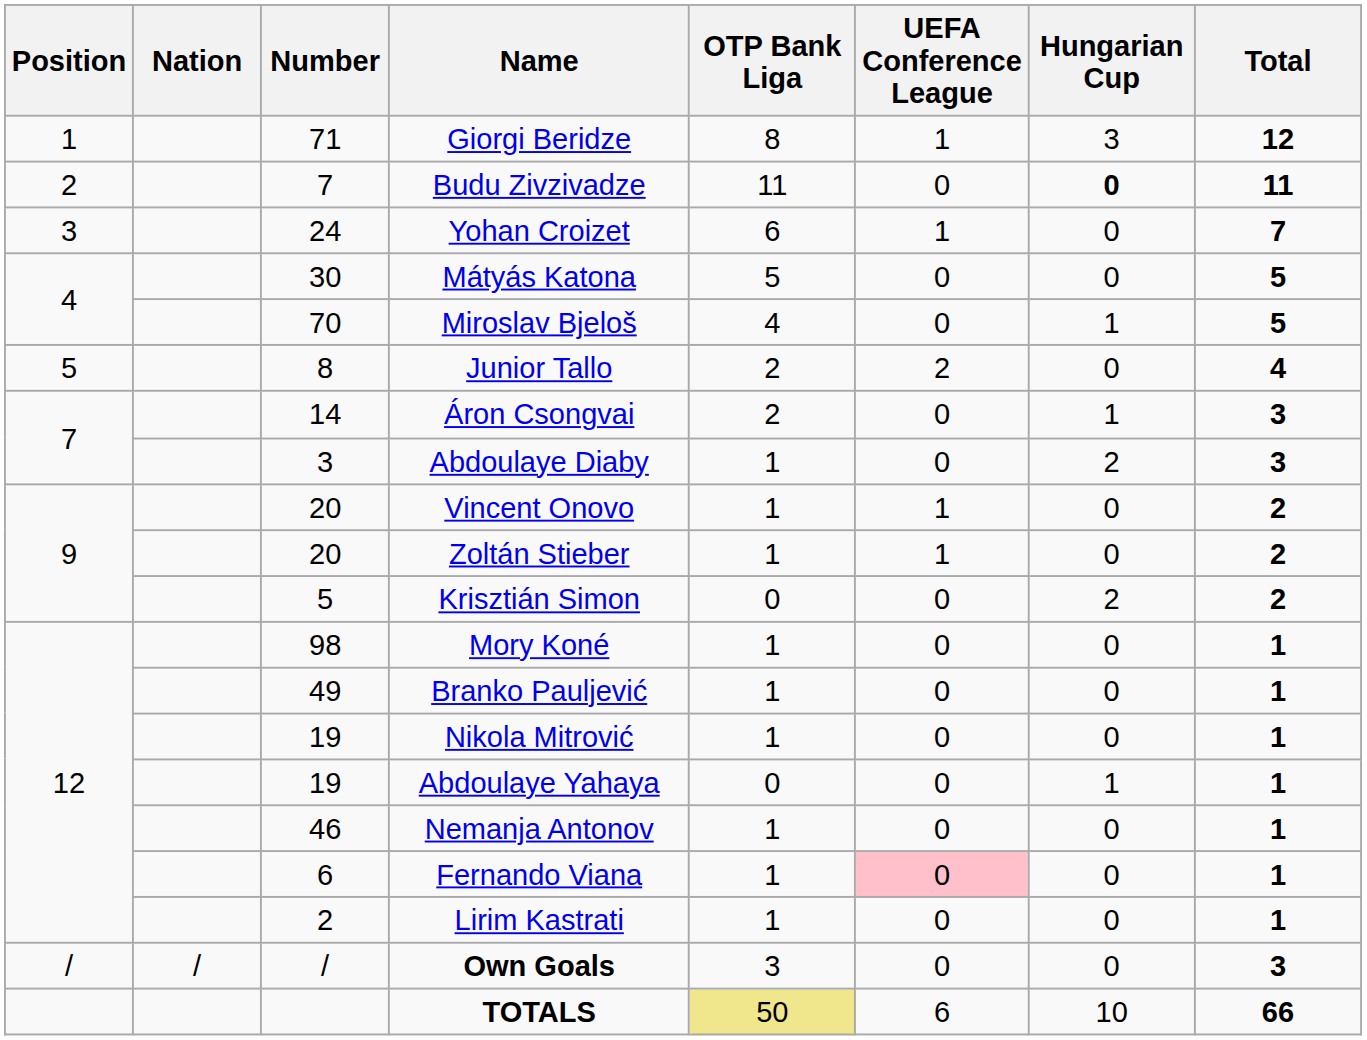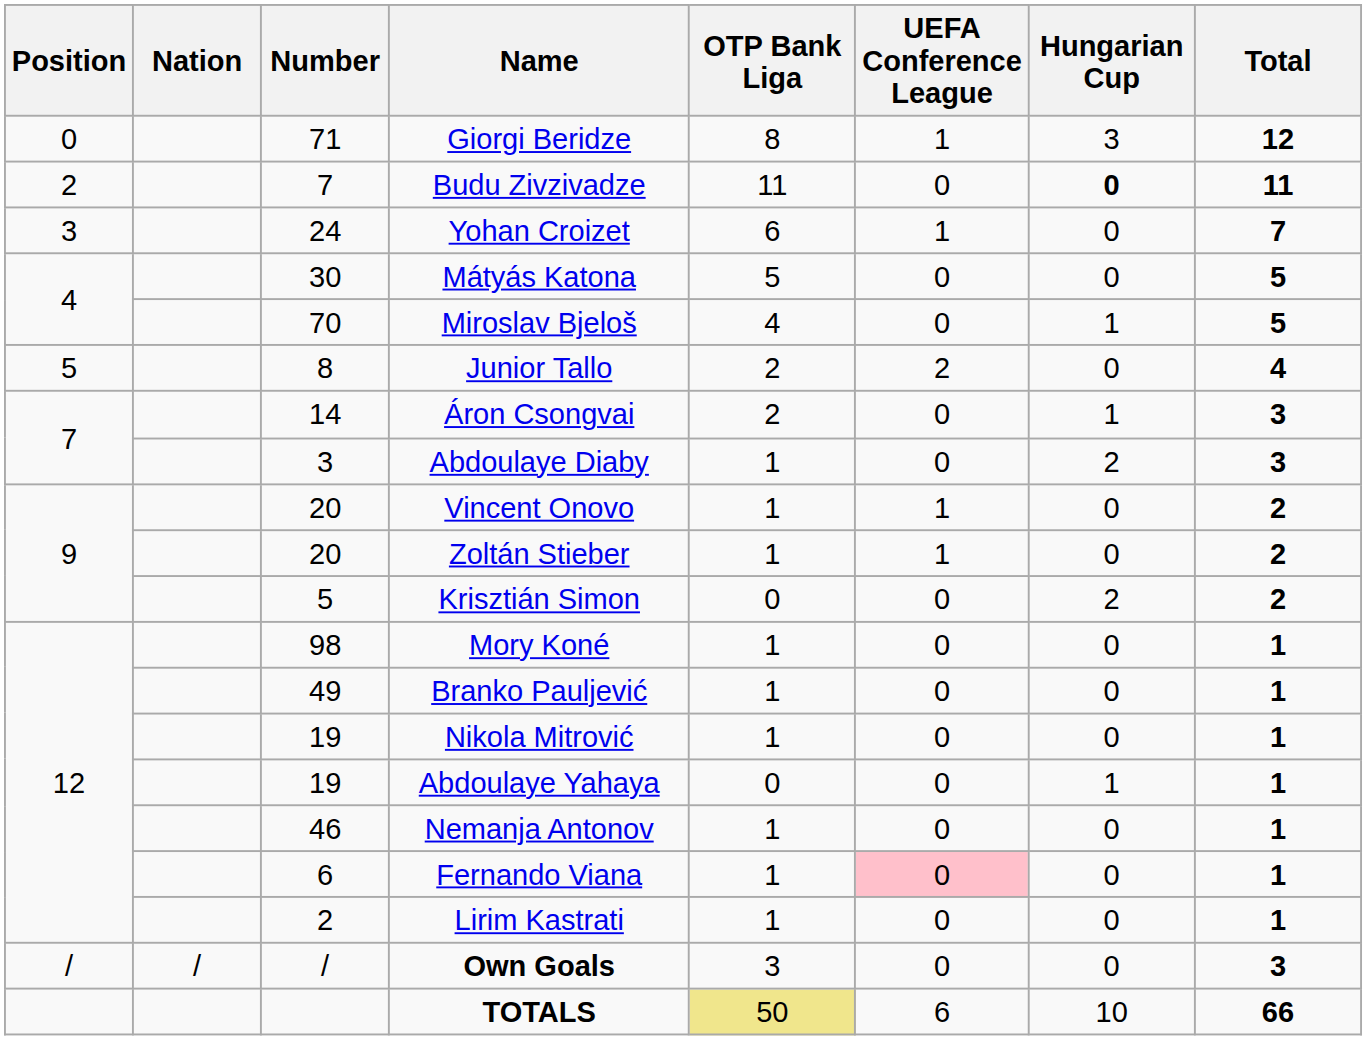(69, 139) 1 -> (69, 139) 0
